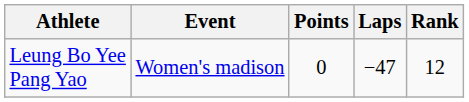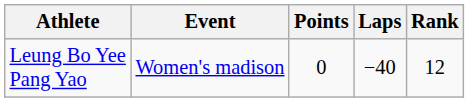(380, 67) −47 -> (380, 67) −40
